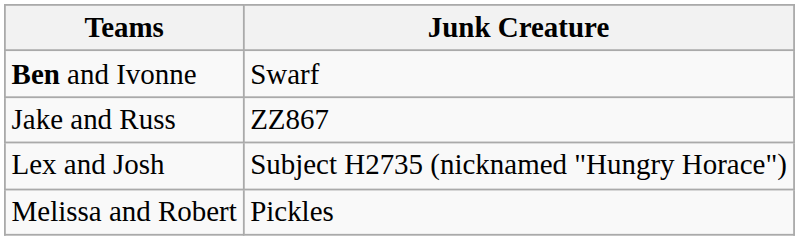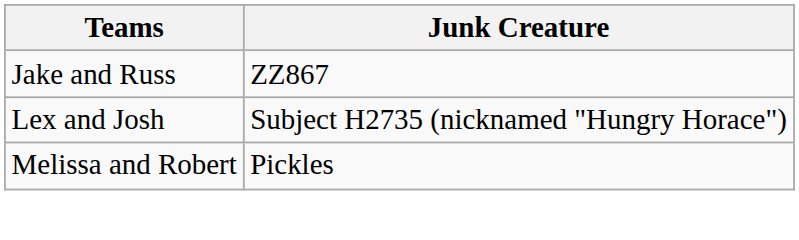- row: (104, 73)
